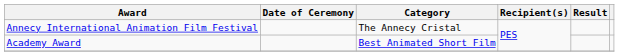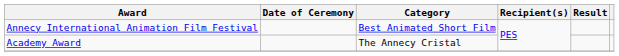(410, 28) The Annecy Cristal -> (427, 28) Best Animated Short Film
(427, 43) Best Animated Short Film -> (410, 43) The Annecy Cristal
